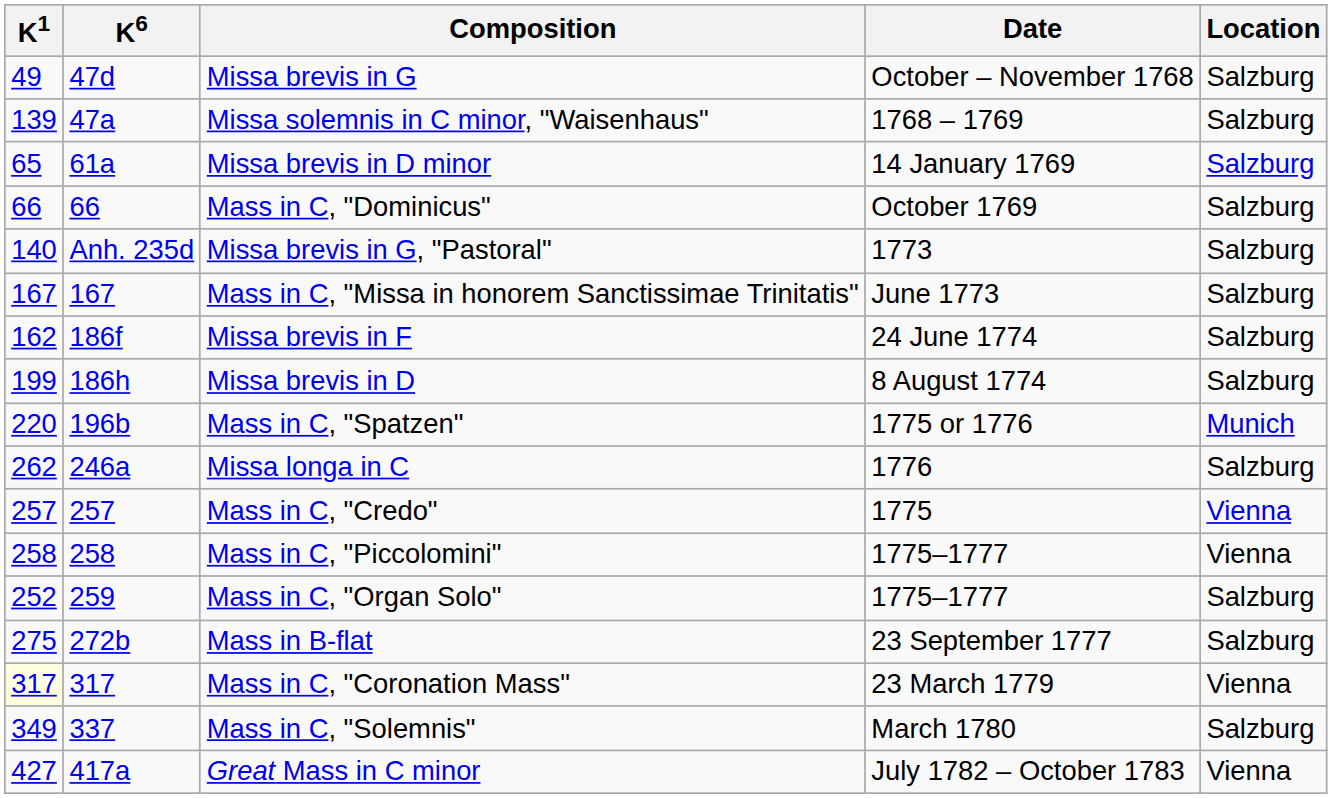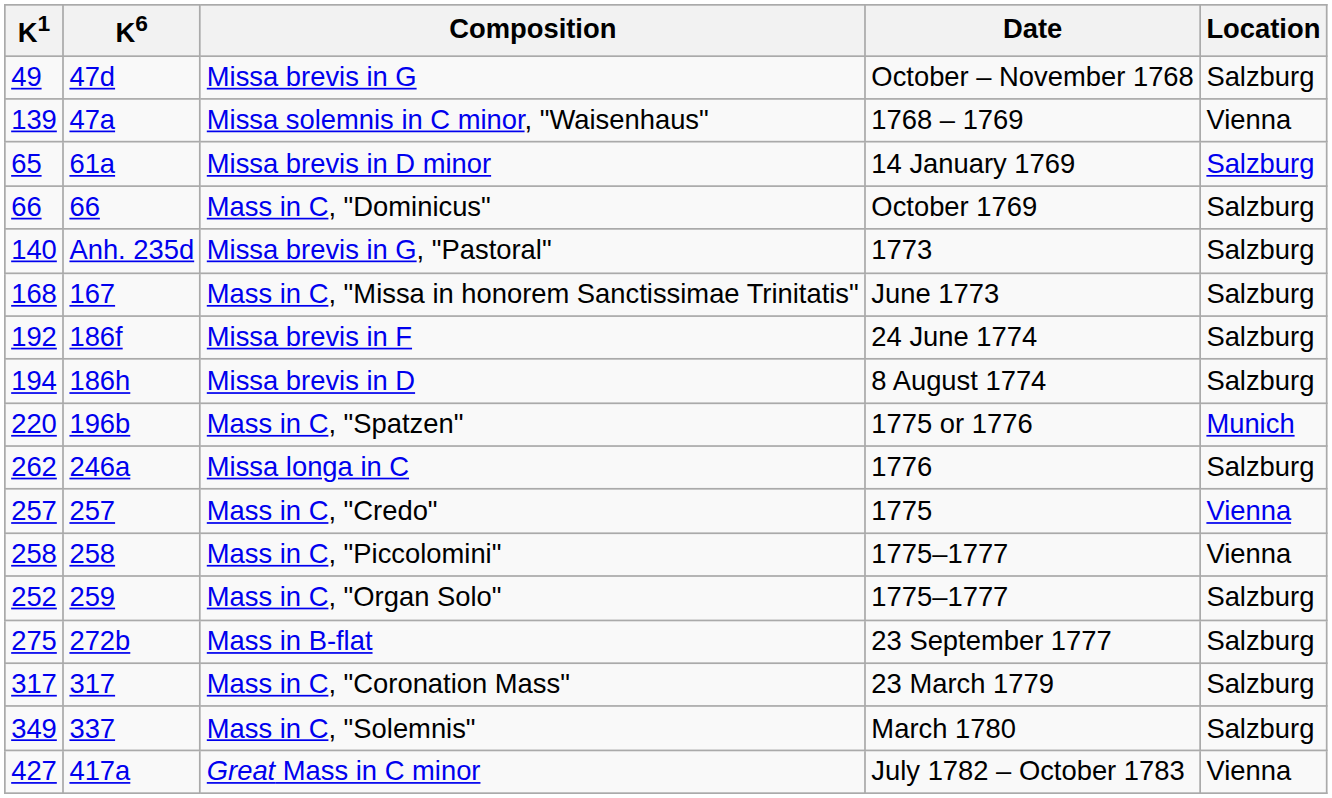(1260, 120) Salzburg -> (1249, 120) Vienna
(34, 293) 167 -> (34, 293) 168
(34, 337) 162 -> (34, 337) 192
(34, 380) 199 -> (34, 380) 194
(34, 684) lightyellow background -> (34, 684) no background
(1249, 684) Vienna -> (1260, 684) Salzburg
